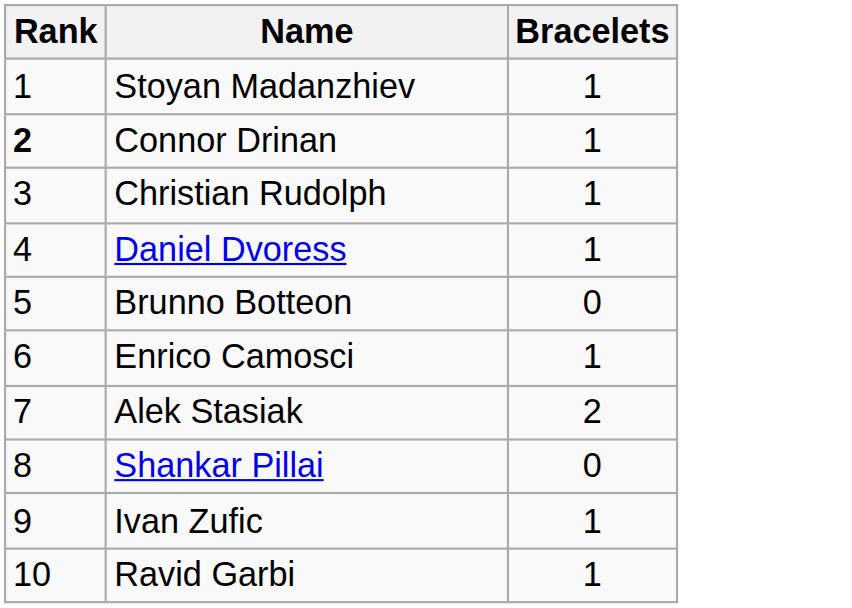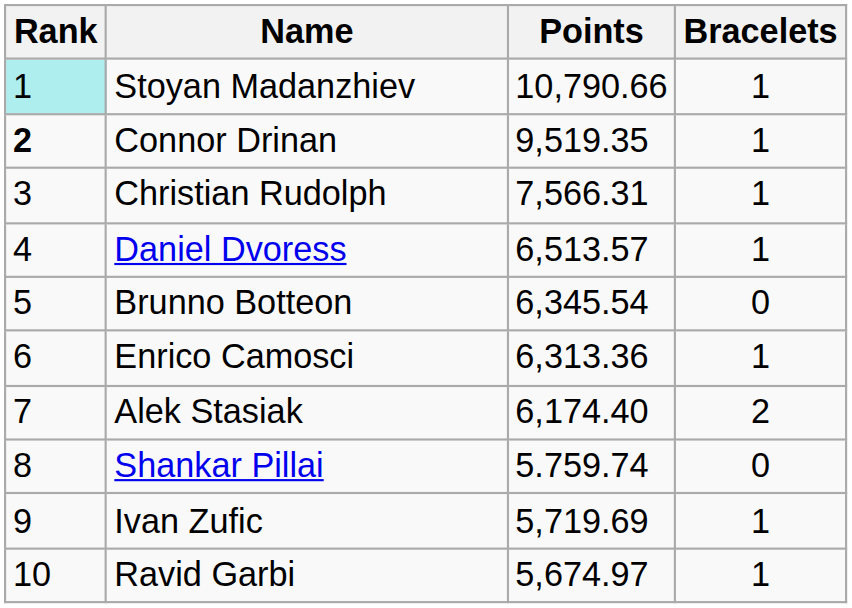+ column: (591, 31)
(22, 85) no background -> (22, 85) paleturquoise background
